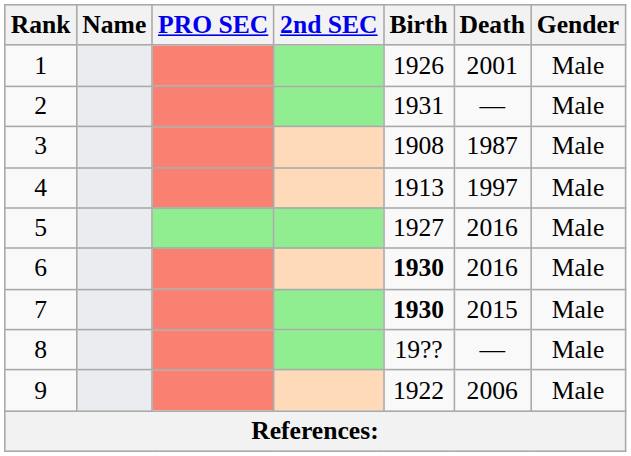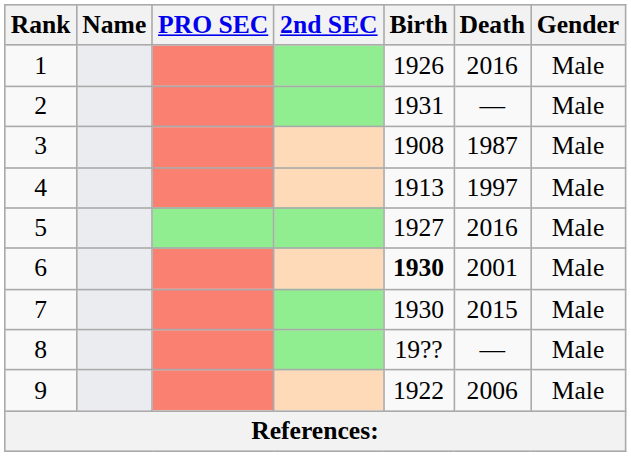(492, 65) 2001 -> (492, 65) 2016
(492, 268) 2016 -> (492, 268) 2001
(419, 308) bold -> (419, 308) normal
